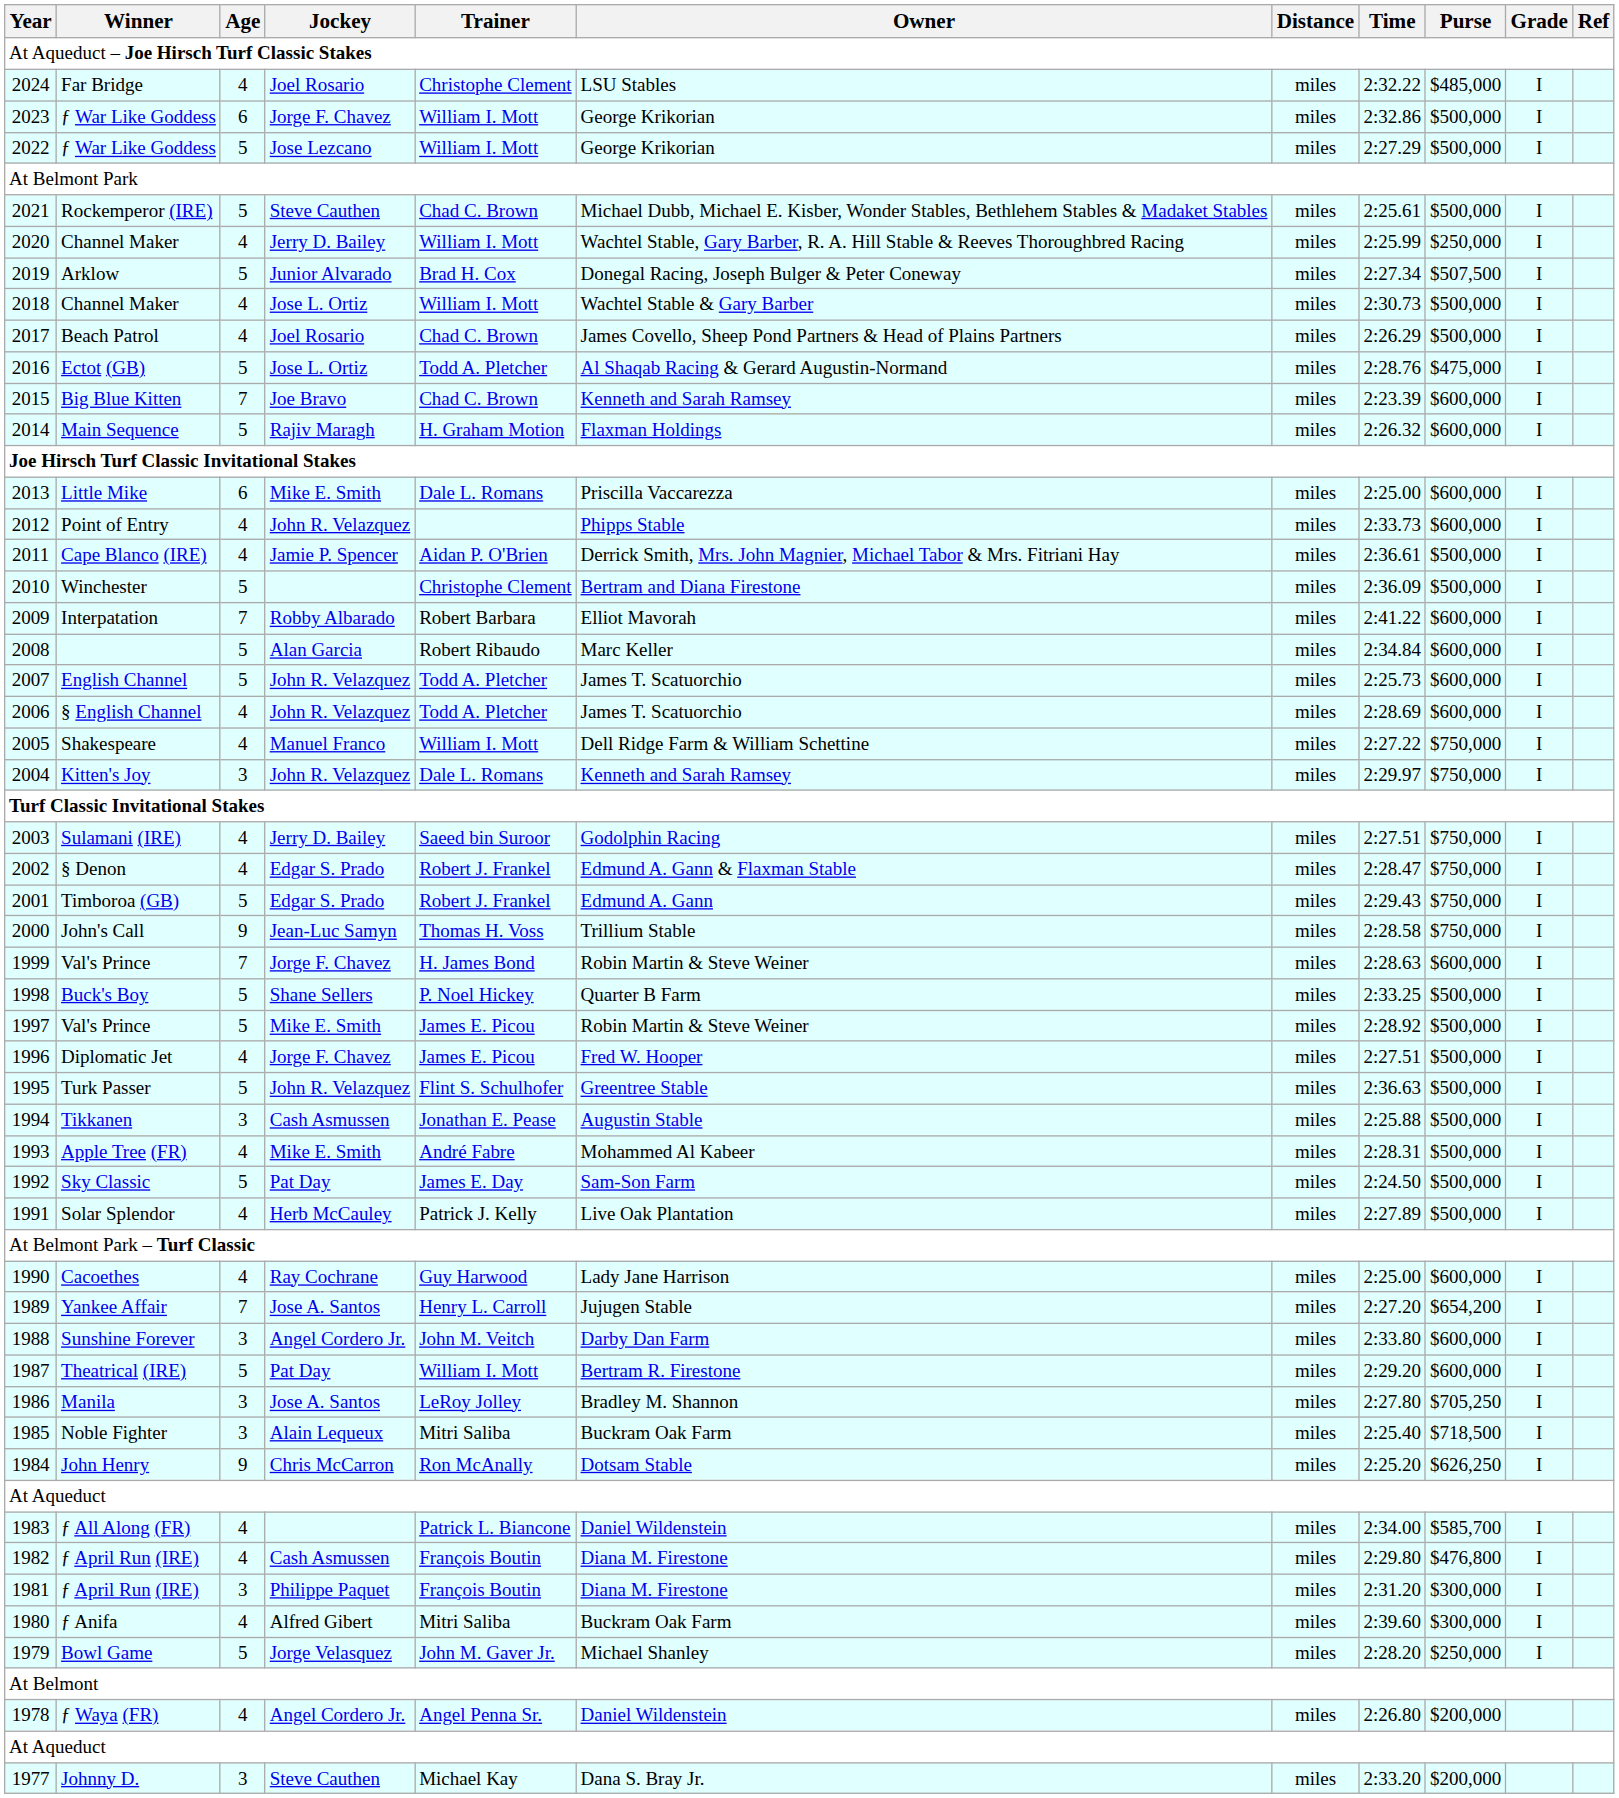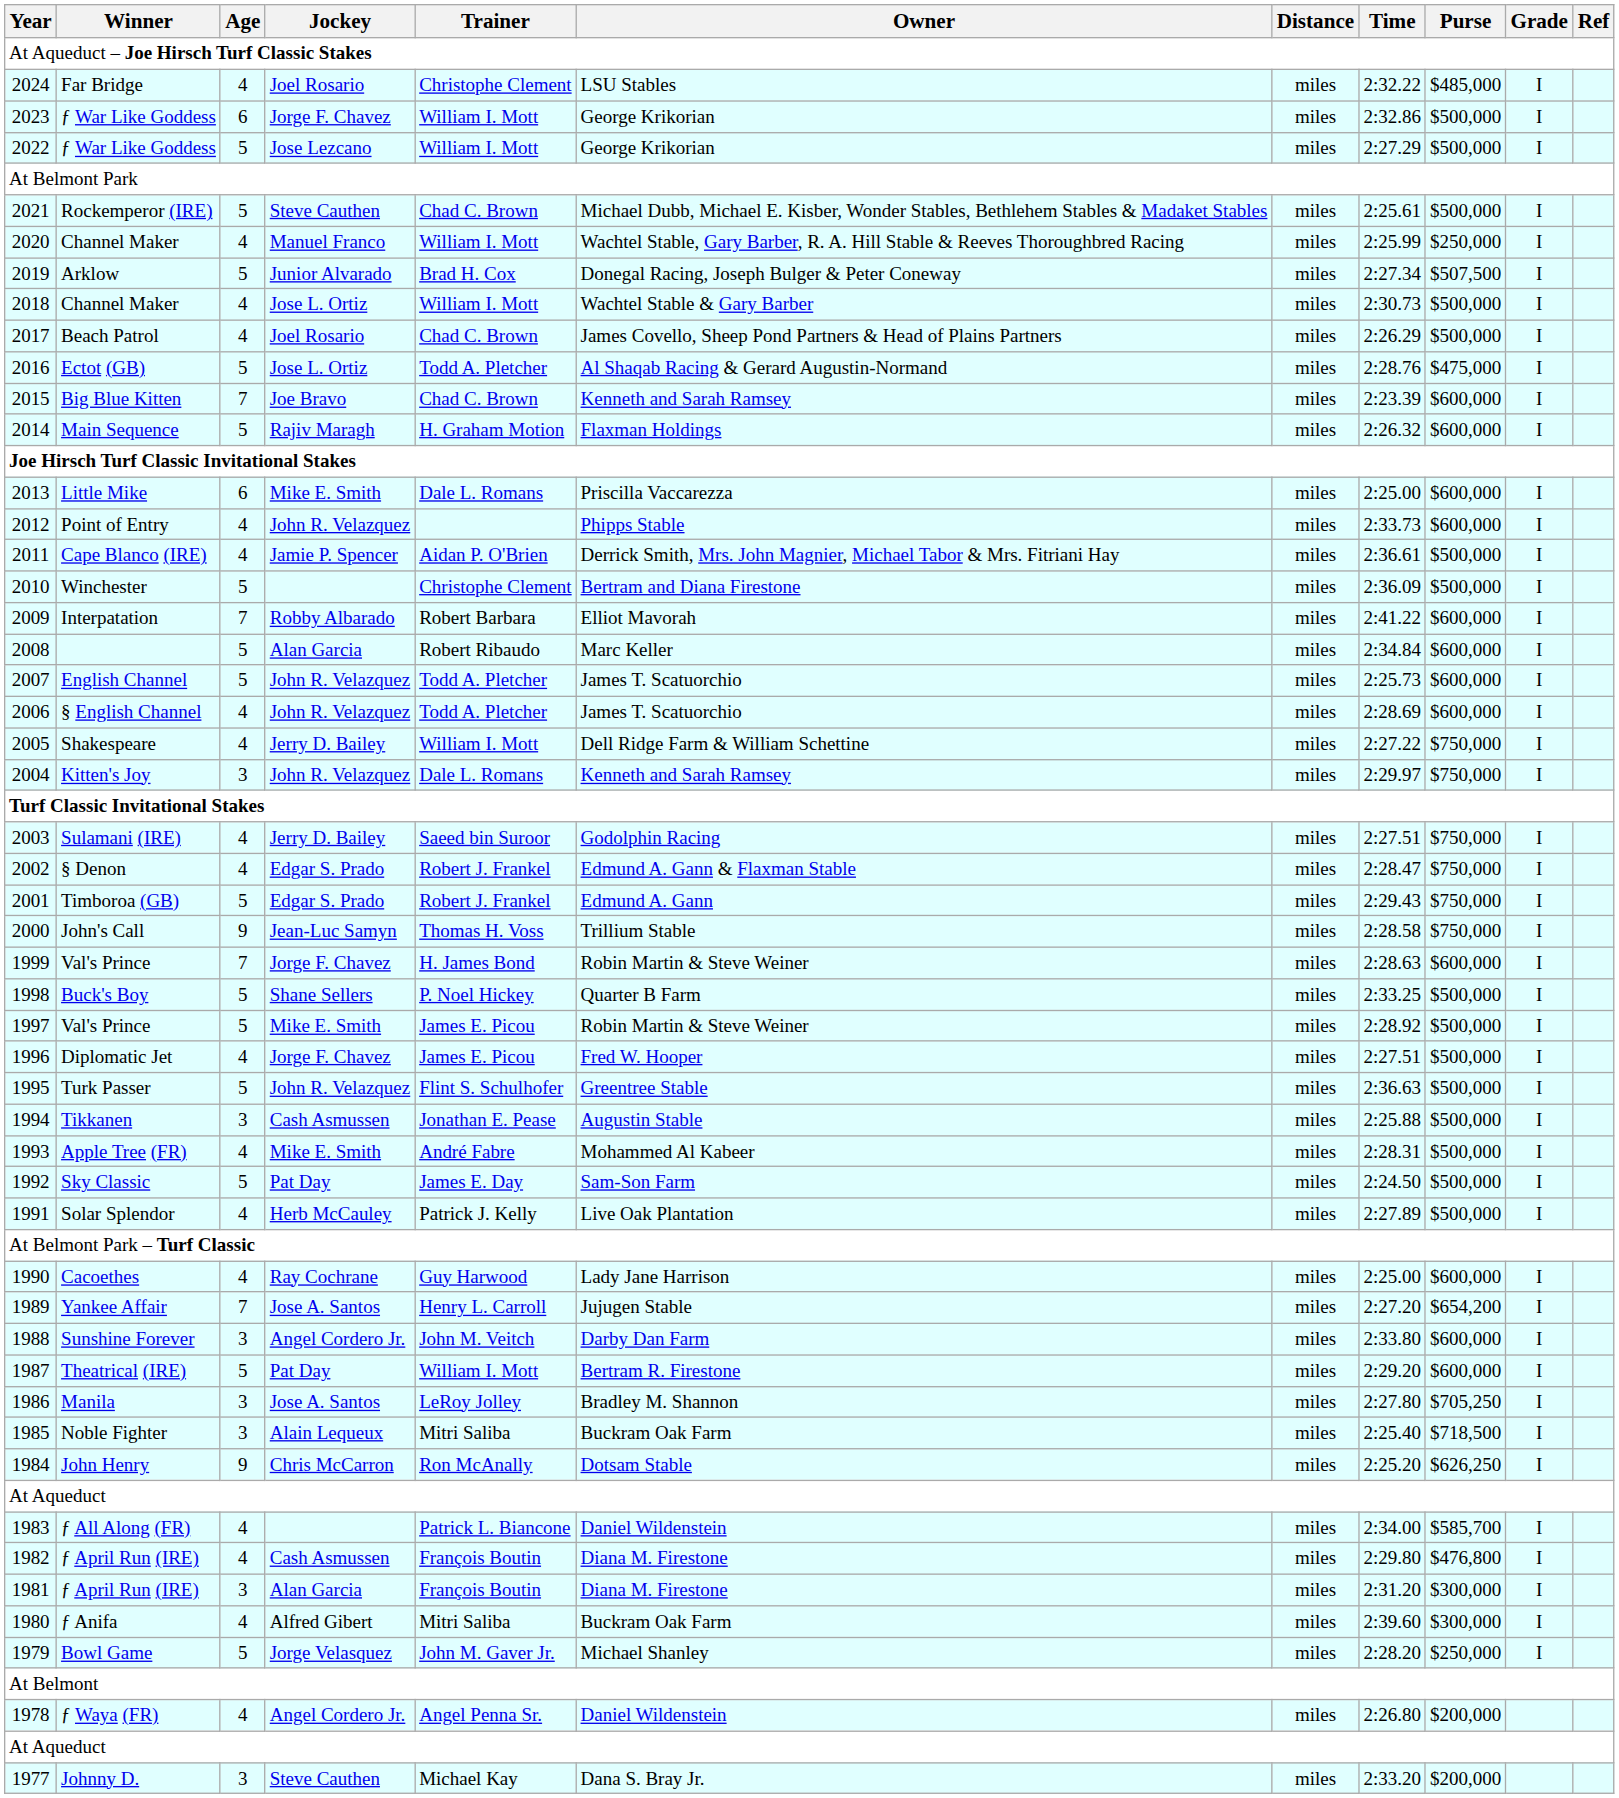(328, 241) Jerry D. Bailey -> (328, 241) Manuel Franco
(328, 743) Manuel Franco -> (328, 743) Jerry D. Bailey
(330, 1589) Philippe Paquet -> (316, 1589) Alan Garcia
